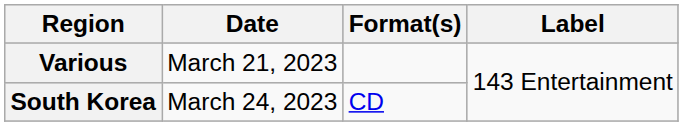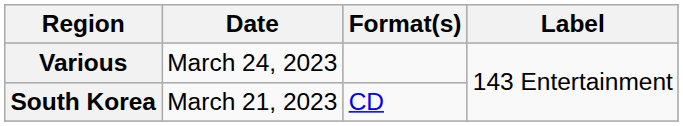(252, 62) March 21, 2023 -> (252, 62) March 24, 2023
(252, 101) March 24, 2023 -> (252, 101) March 21, 2023
